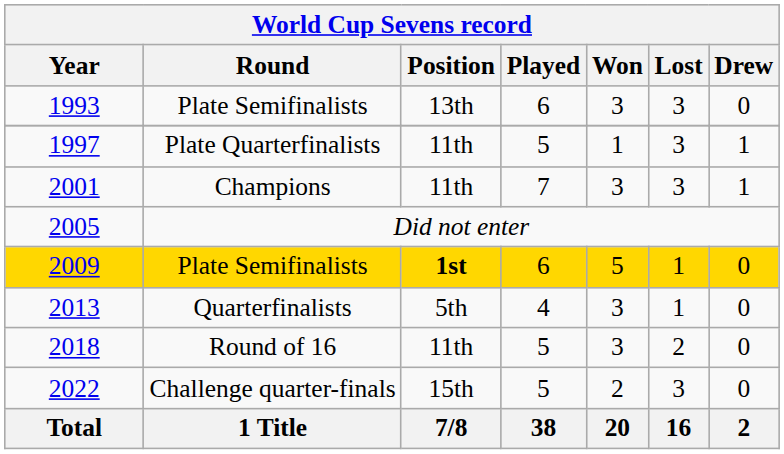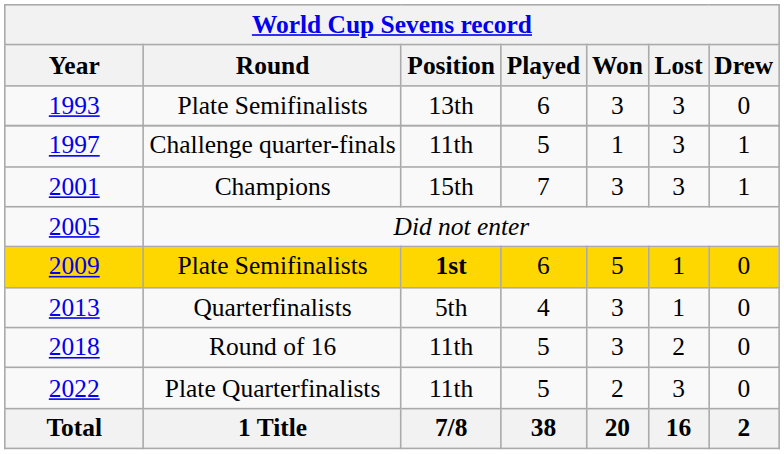(273, 145) Plate Quarterfinalists -> (273, 145) Challenge quarter-finals
(451, 186) 11th -> (451, 186) 15th
(273, 387) Challenge quarter-finals -> (273, 387) Plate Quarterfinalists
(451, 387) 15th -> (451, 387) 11th
